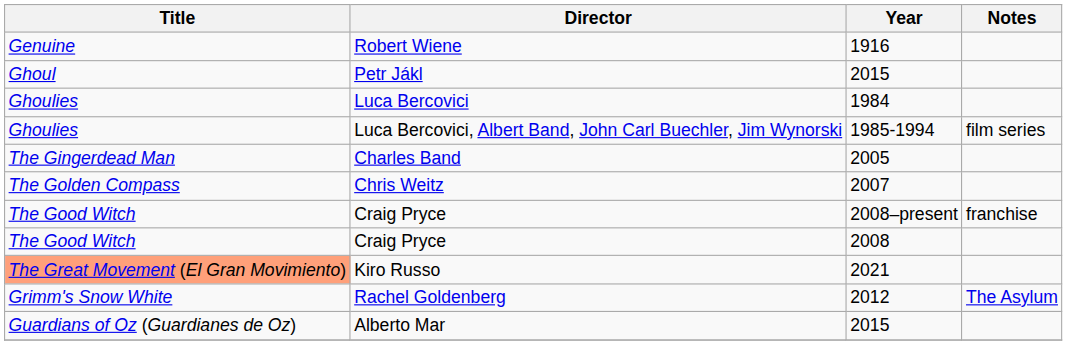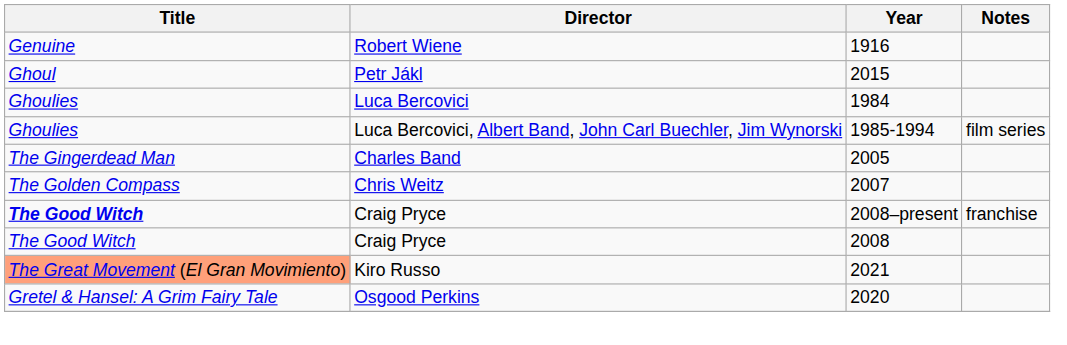(72, 213) normal -> (76, 213) bold
+ row: (417, 297)
- row: (430, 297)
- row: (400, 325)
